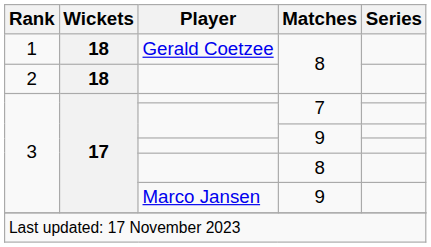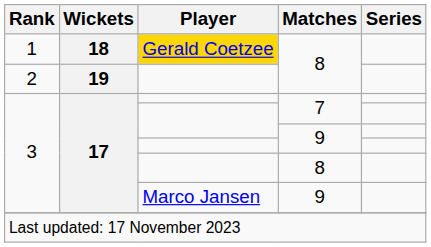(208, 49) no background -> (208, 49) gold background
(99, 78) 18 -> (99, 78) 19
